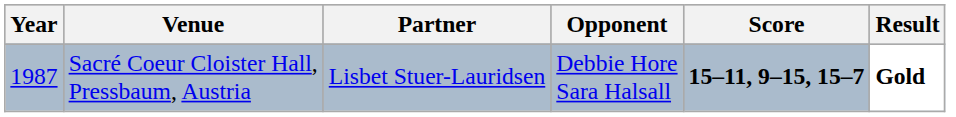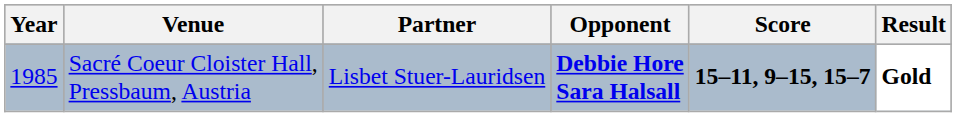(34, 77) 1987 -> (34, 77) 1985
(617, 77) normal -> (620, 77) bold
